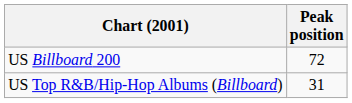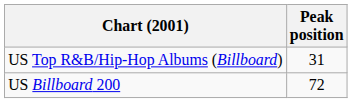rows swapped: (64, 60) <-> (145, 85)
